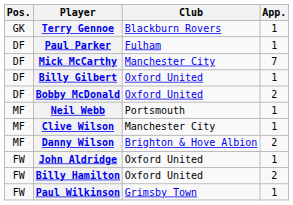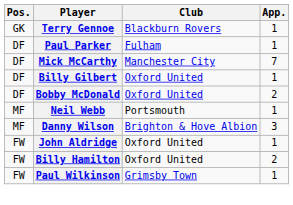- row: (78, 127)
(274, 143) 2 -> (274, 127) 3
